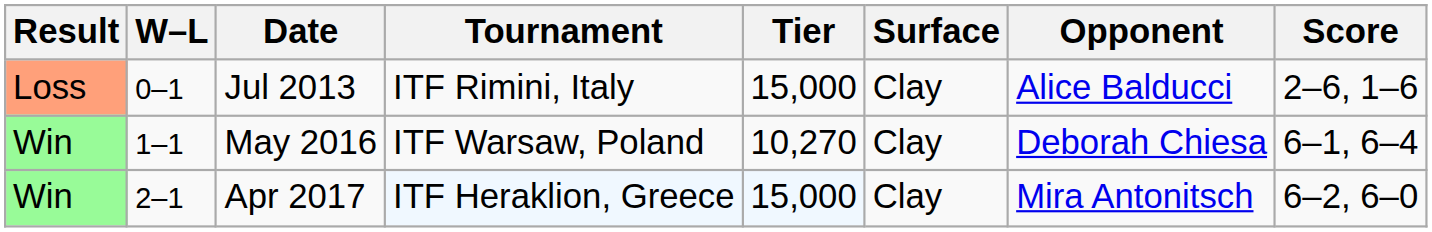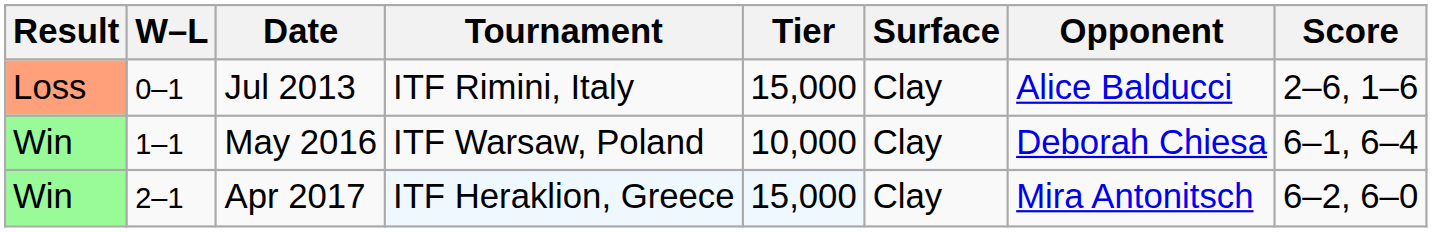(804, 142) 10,270 -> (804, 142) 10,000
